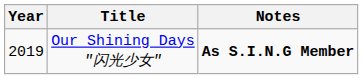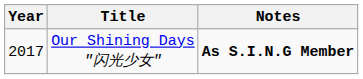(26, 51) 2019 -> (26, 51) 2017
